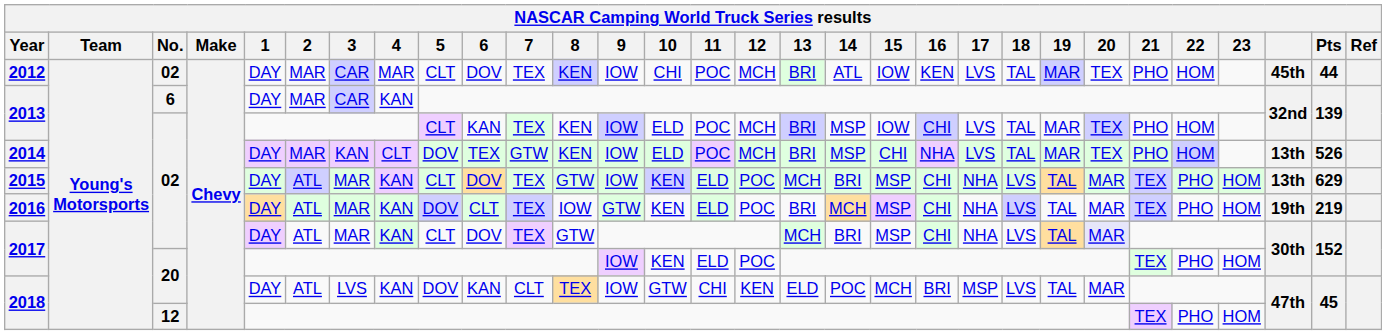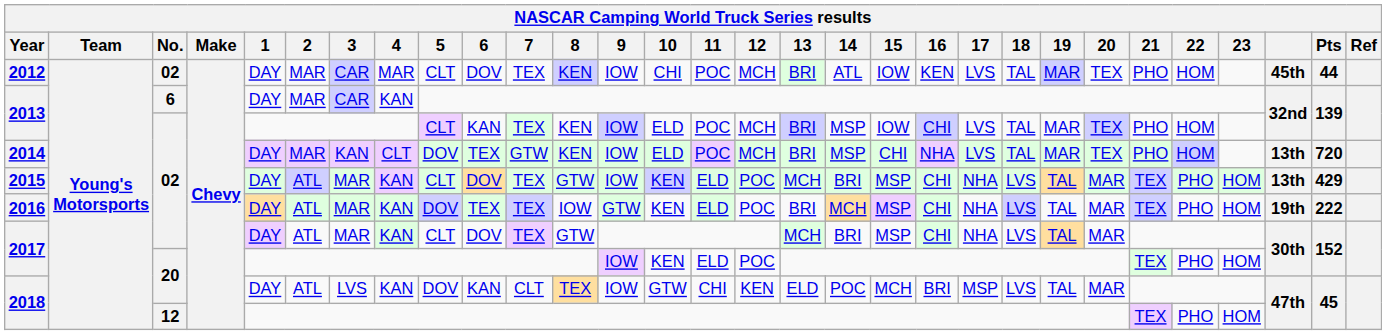(1329, 154) 526 -> (1329, 154) 720
(1329, 181) 629 -> (1329, 181) 429
(484, 208) CLT -> (484, 208) TEX
(1329, 208) 219 -> (1329, 208) 222
(1107, 235) lavender background -> (1107, 235) no background
